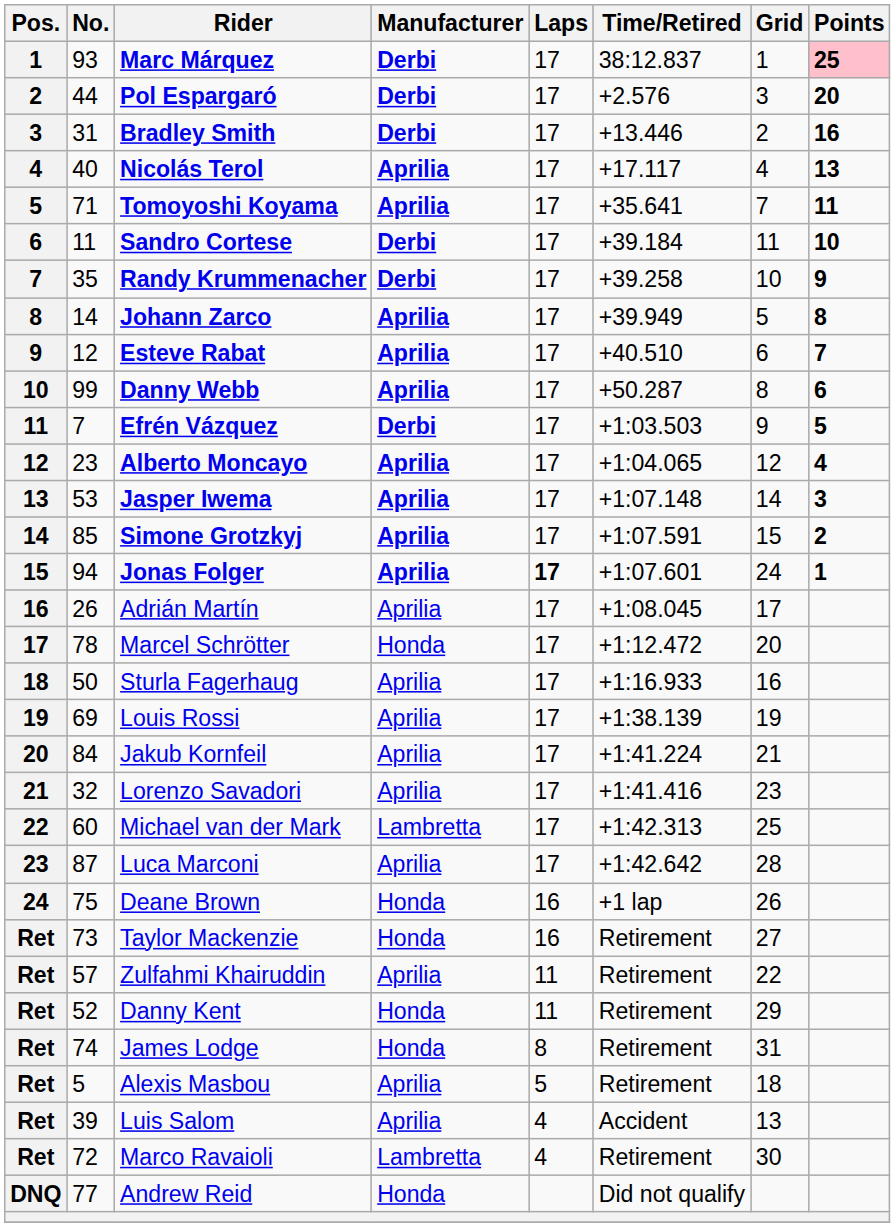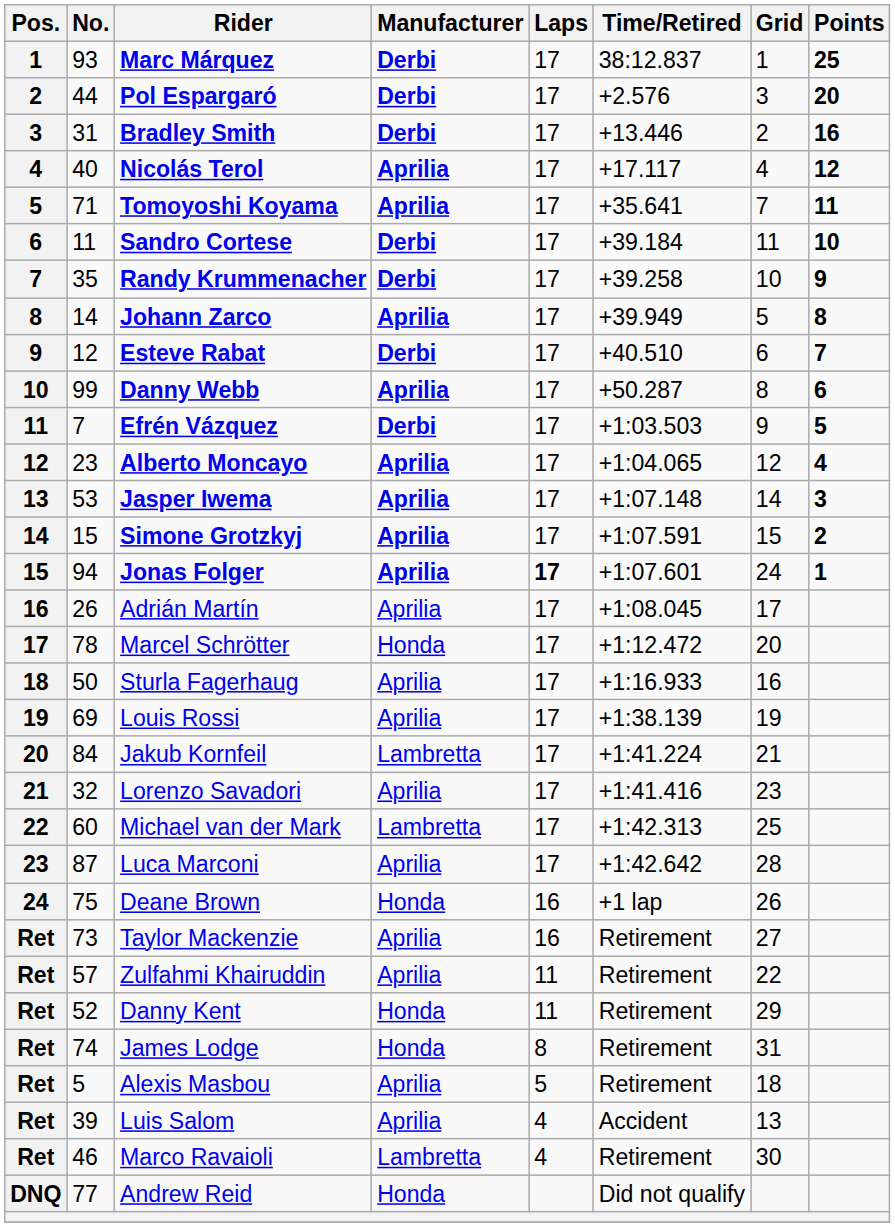(827, 60) pink background -> (827, 60) no background
(827, 170) 13 -> (827, 170) 12
(413, 352) Aprilia -> (407, 352) Derbi
(85, 535) 85 -> (85, 535) 15
(409, 755) Aprilia -> (429, 755) Lambretta
(411, 938) Honda -> (409, 938) Aprilia
(85, 1157) 72 -> (85, 1157) 46
